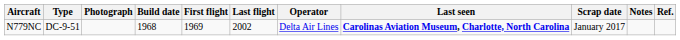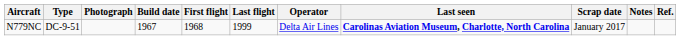(147, 27) 1968 -> (147, 27) 1967
(194, 27) 1969 -> (194, 27) 1968
(242, 27) 2002 -> (242, 27) 1999
